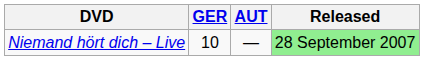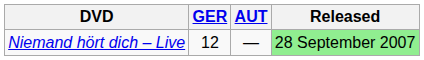(210, 42) 10 -> (210, 42) 12
